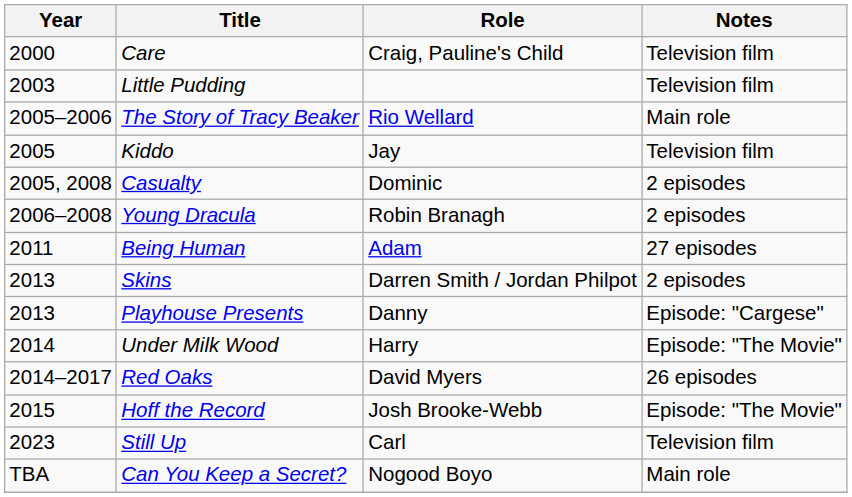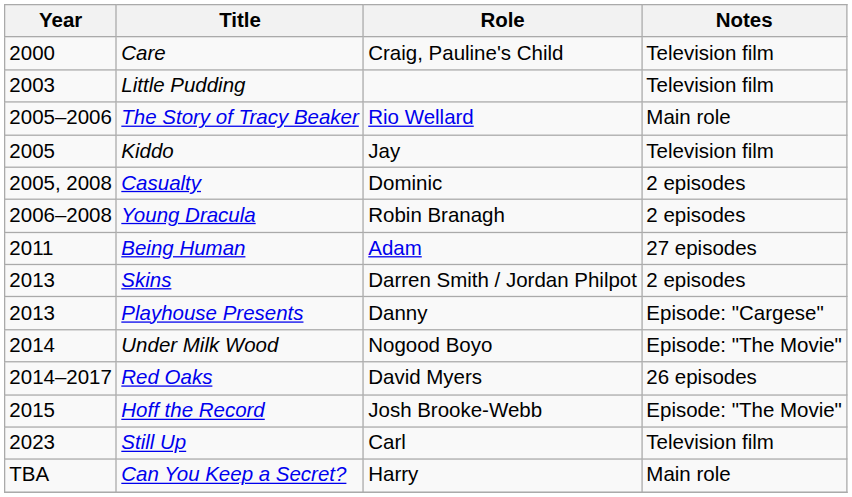(393, 345) Harry -> (430, 345) Nogood Boyo
(430, 475) Nogood Boyo -> (393, 475) Harry
